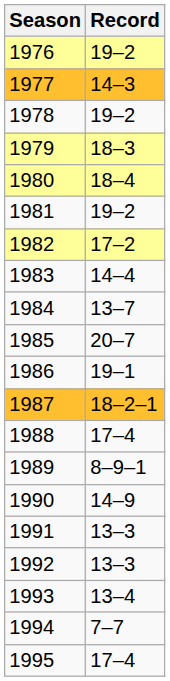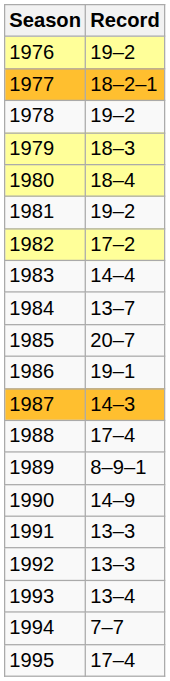(113, 84) 14–3 -> (124, 84) 18–2–1
(124, 404) 18–2–1 -> (113, 404) 14–3
